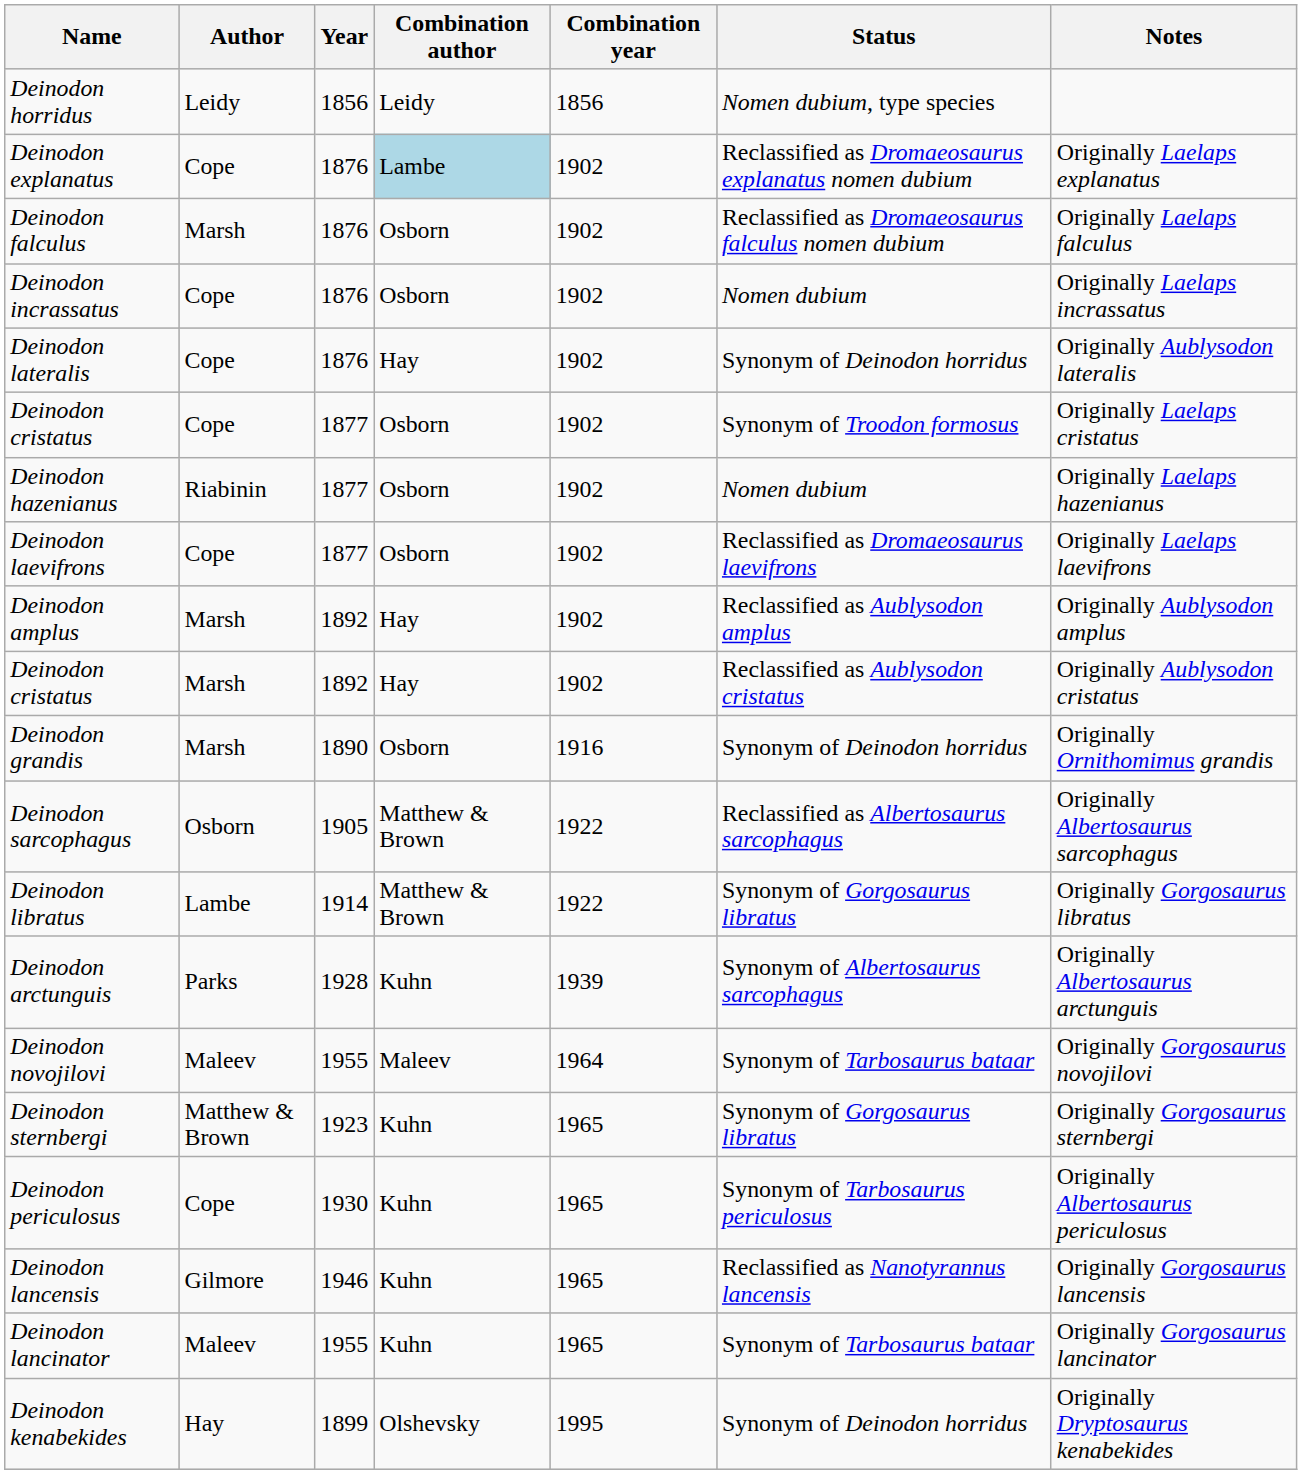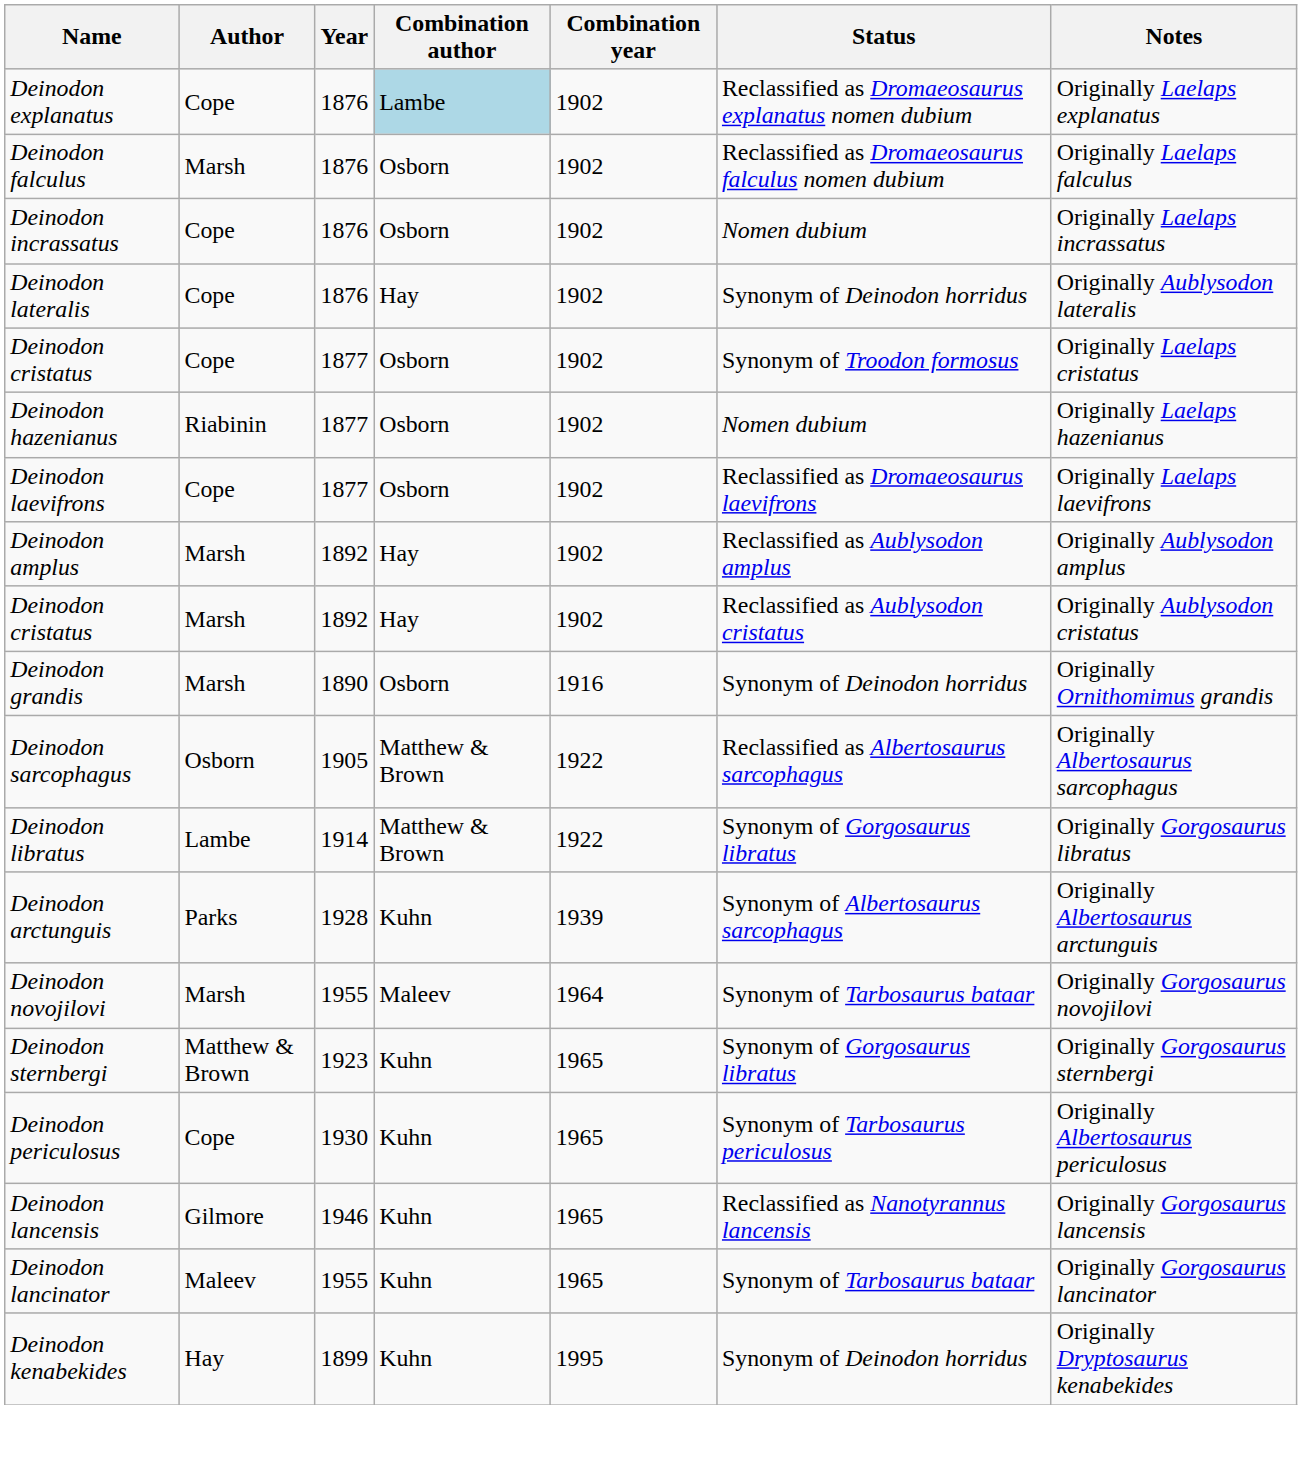- row: (57, 101)
(220, 1059) Maleev -> (215, 995) Marsh
(430, 1423) Olshevsky -> (406, 1358) Kuhn
